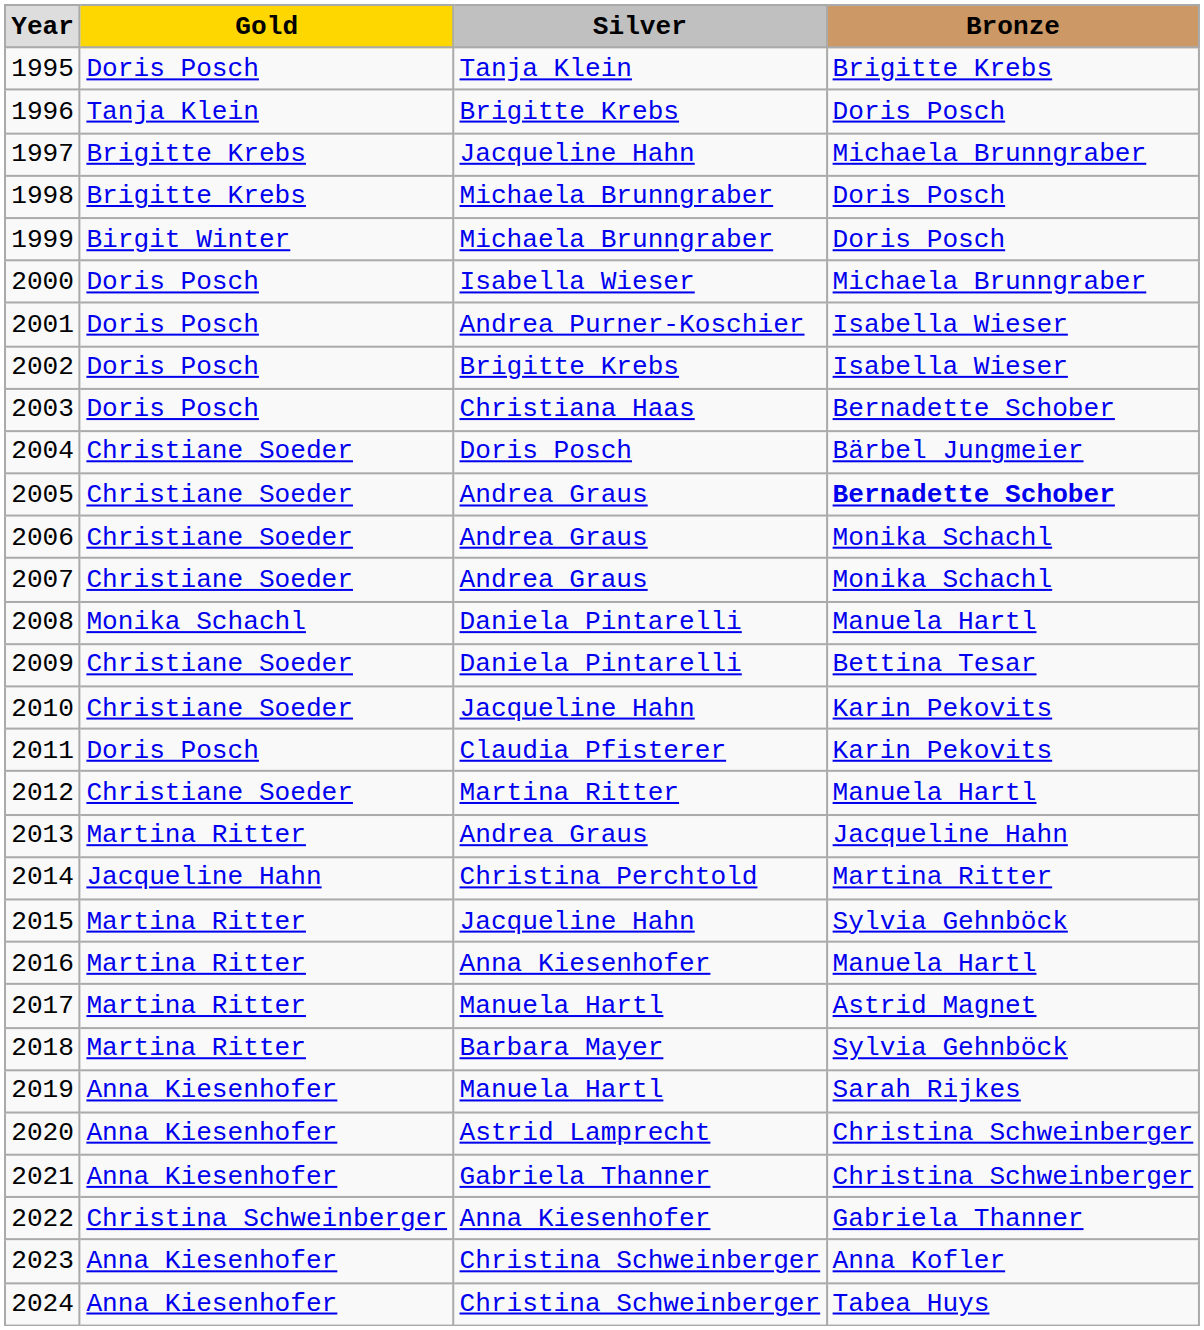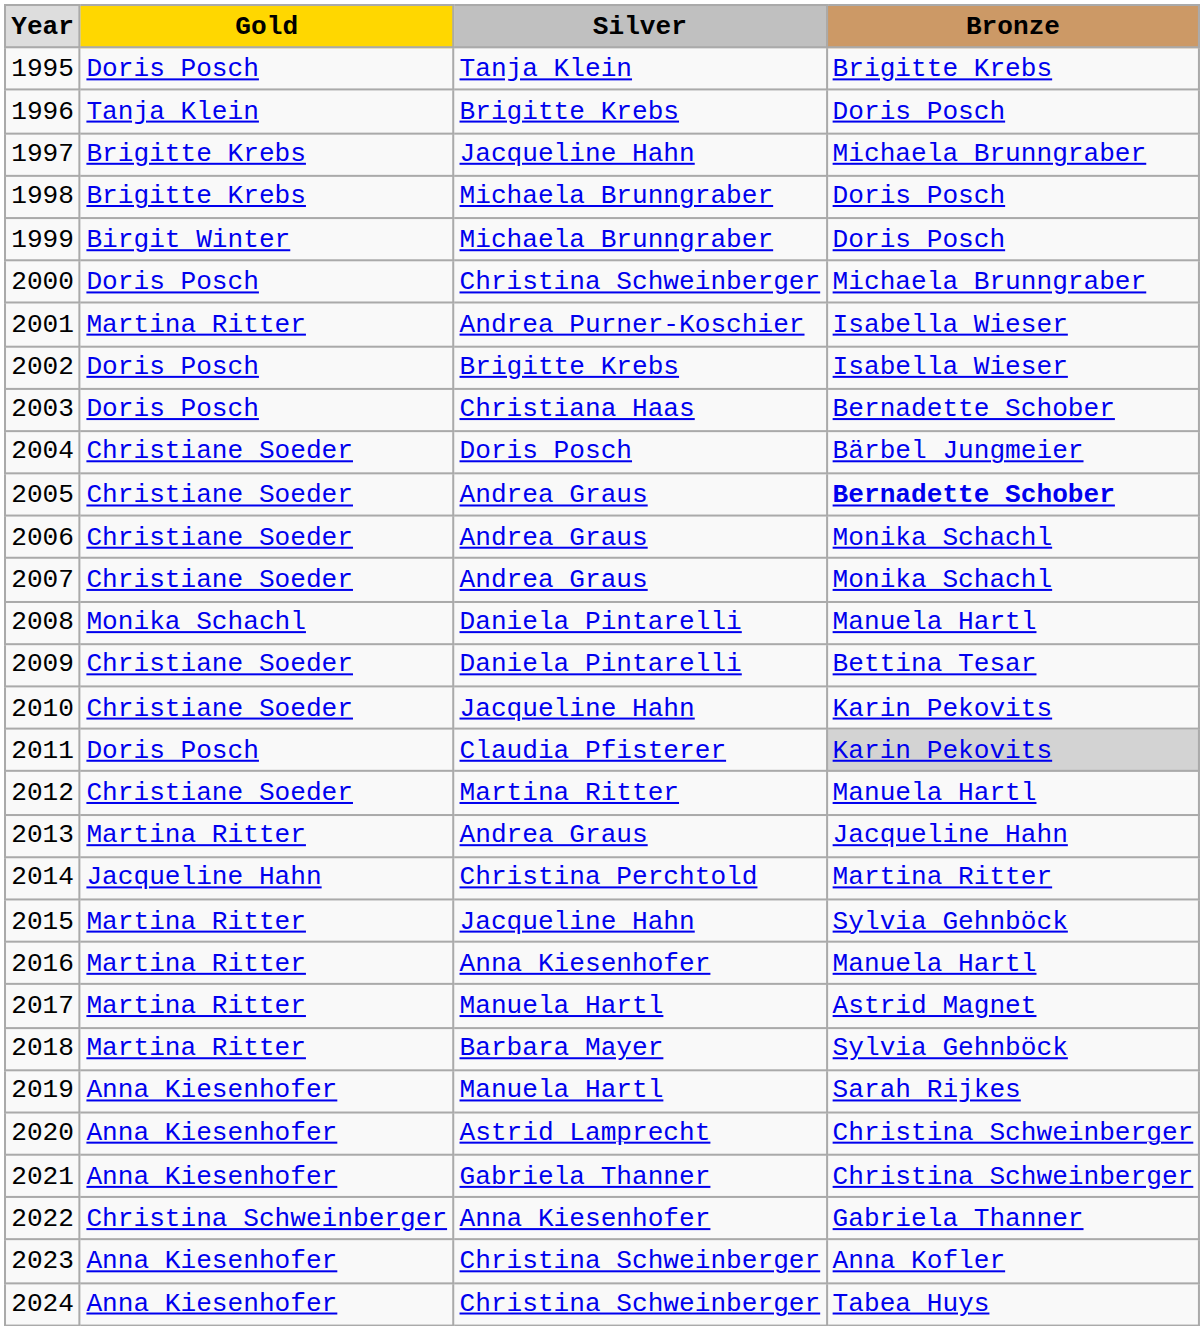(577, 282) Isabella Wieser -> (640, 282) Christina Schweinberger
(173, 324) Doris Posch -> (196, 324) Martina Ritter
(942, 750) no background -> (942, 750) lightgrey background
